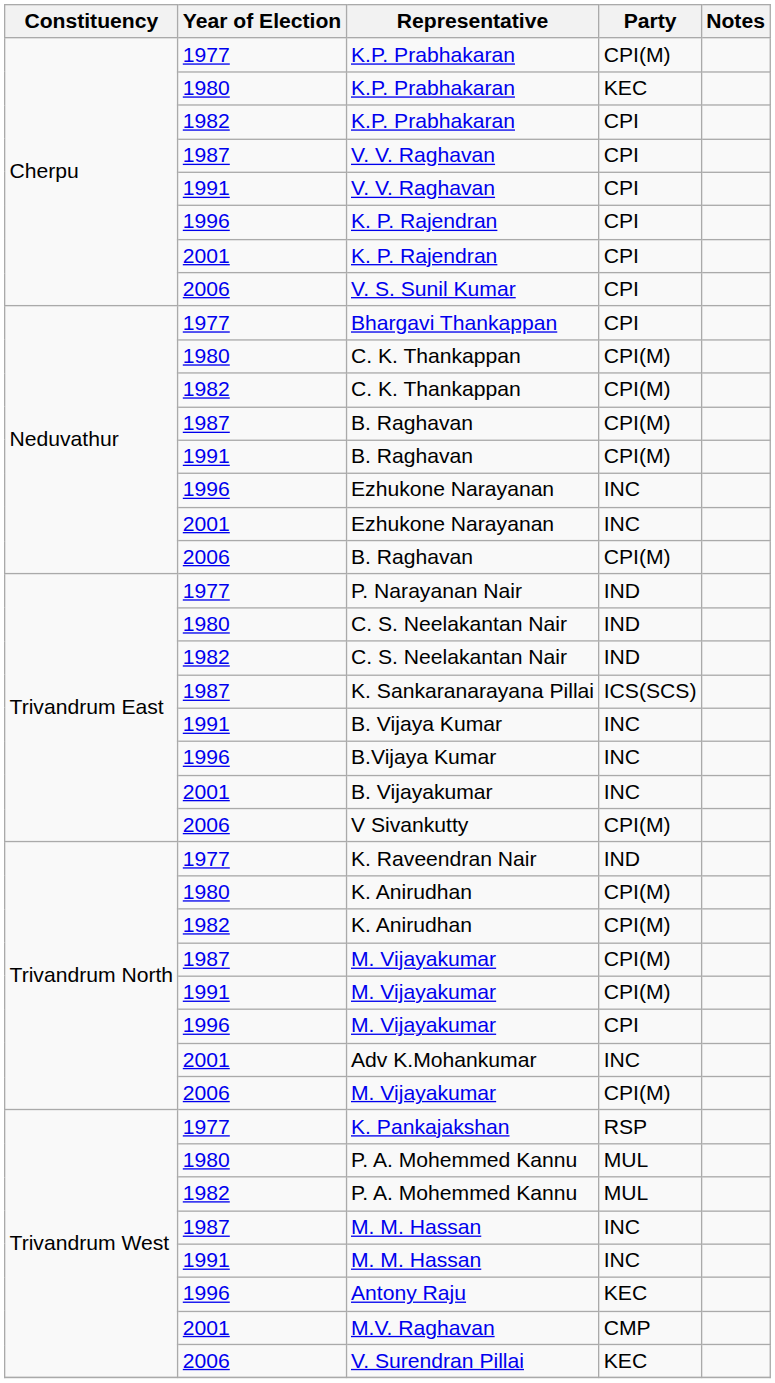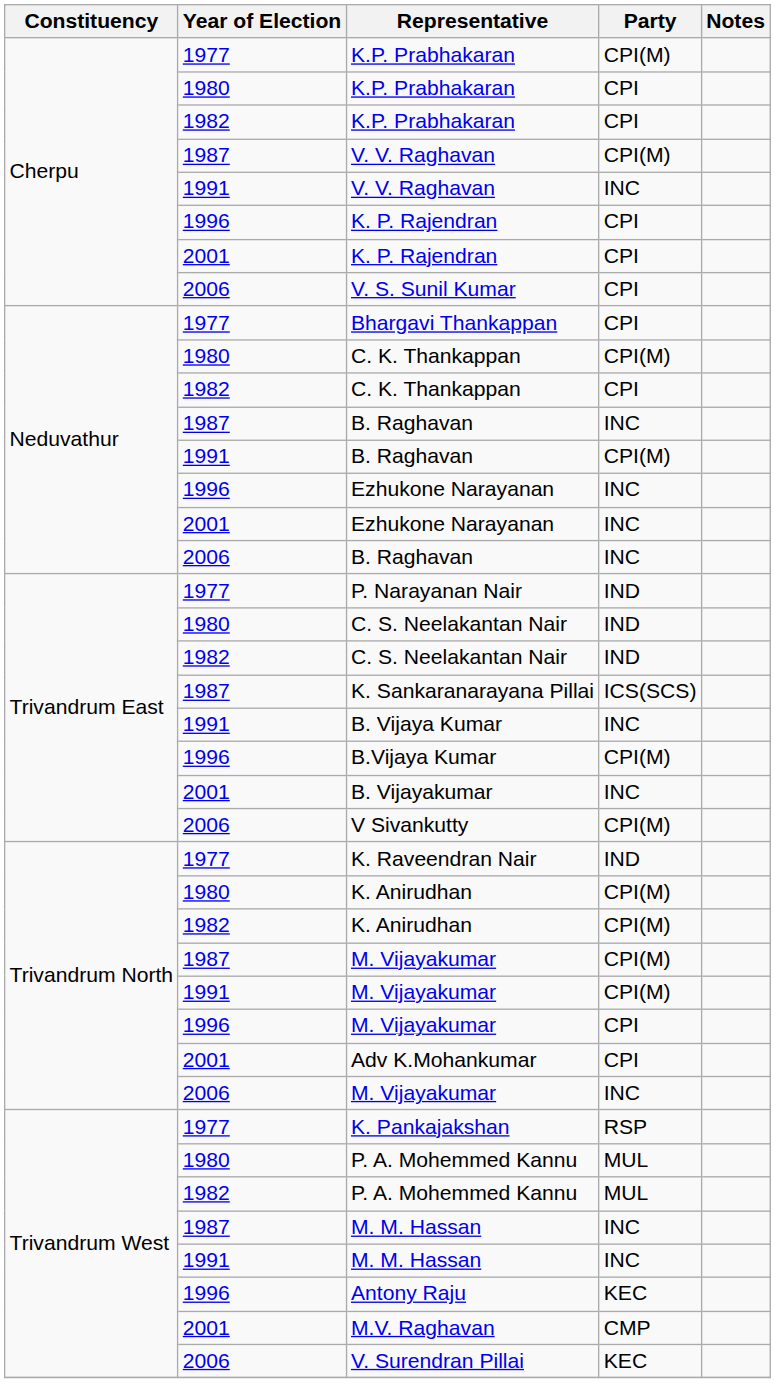(625, 88) KEC -> (621, 88) CPI
(621, 155) CPI -> (637, 155) CPI(M)
(621, 188) CPI -> (622, 188) INC
(637, 389) CPI(M) -> (621, 389) CPI
(637, 423) CPI(M) -> (622, 423) INC
(637, 557) CPI(M) -> (622, 557) INC
(622, 758) INC -> (637, 758) CPI(M)
(622, 1059) INC -> (621, 1059) CPI
(637, 1093) CPI(M) -> (622, 1093) INC
